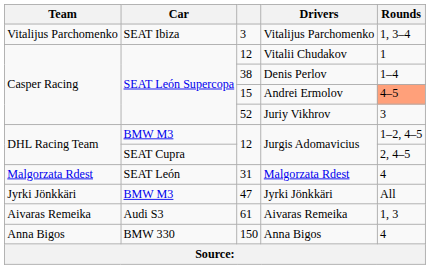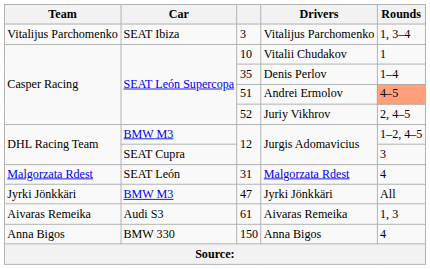(246, 54) 12 -> (246, 54) 10
(246, 73) 38 -> (246, 73) 35
(246, 93) 15 -> (246, 93) 51
(383, 113) 3 -> (395, 113) 2, 4–5
(395, 153) 2, 4–5 -> (383, 153) 3
